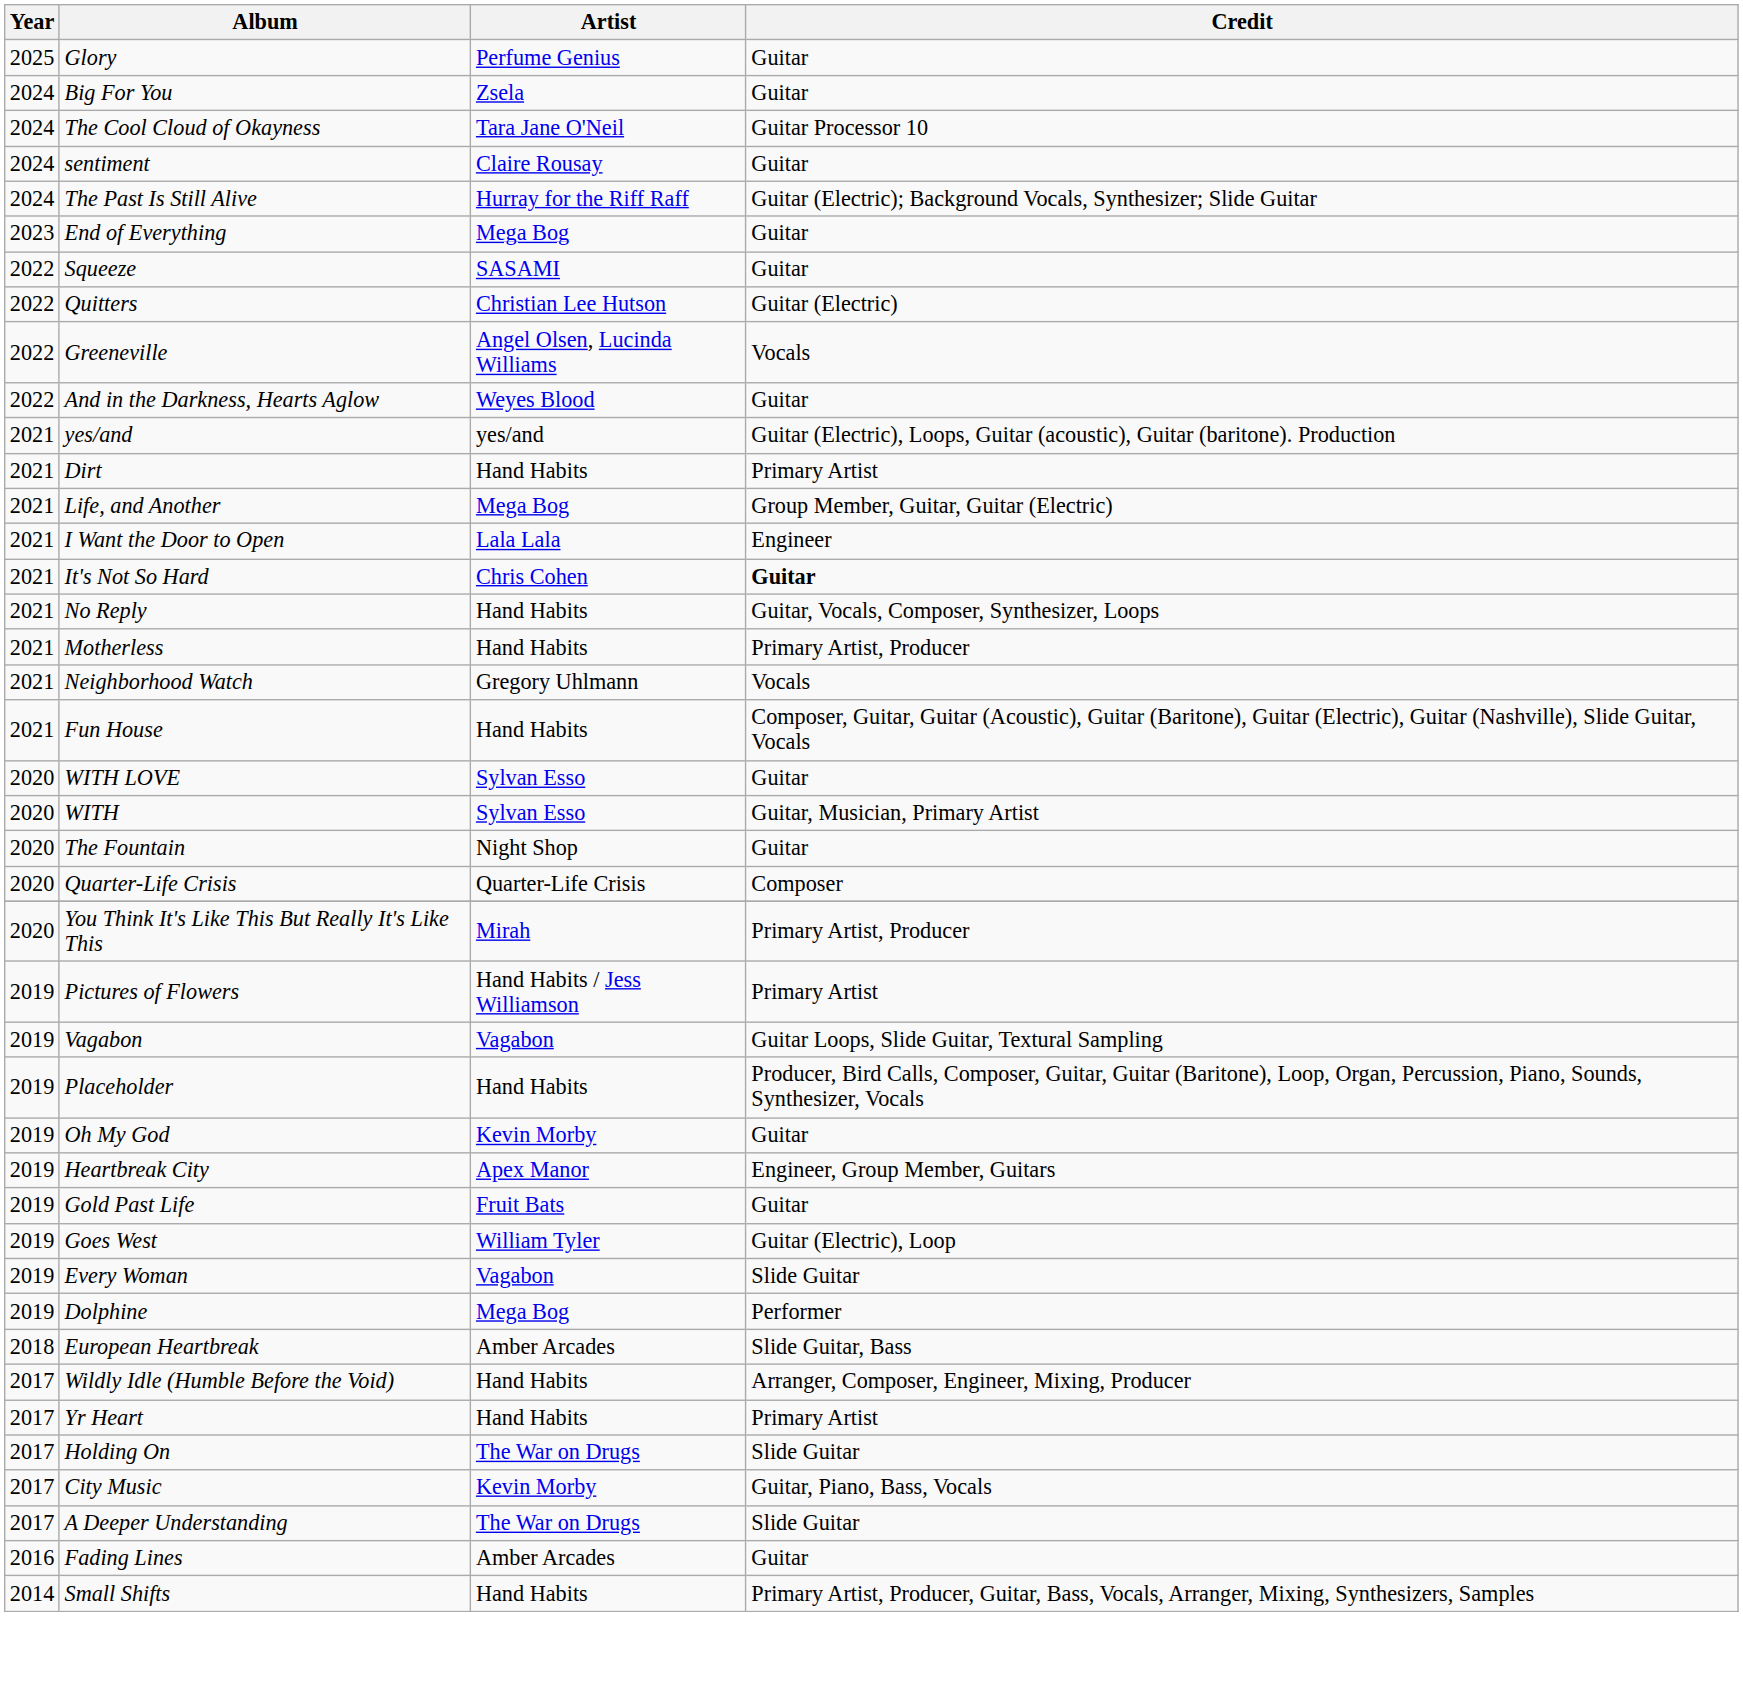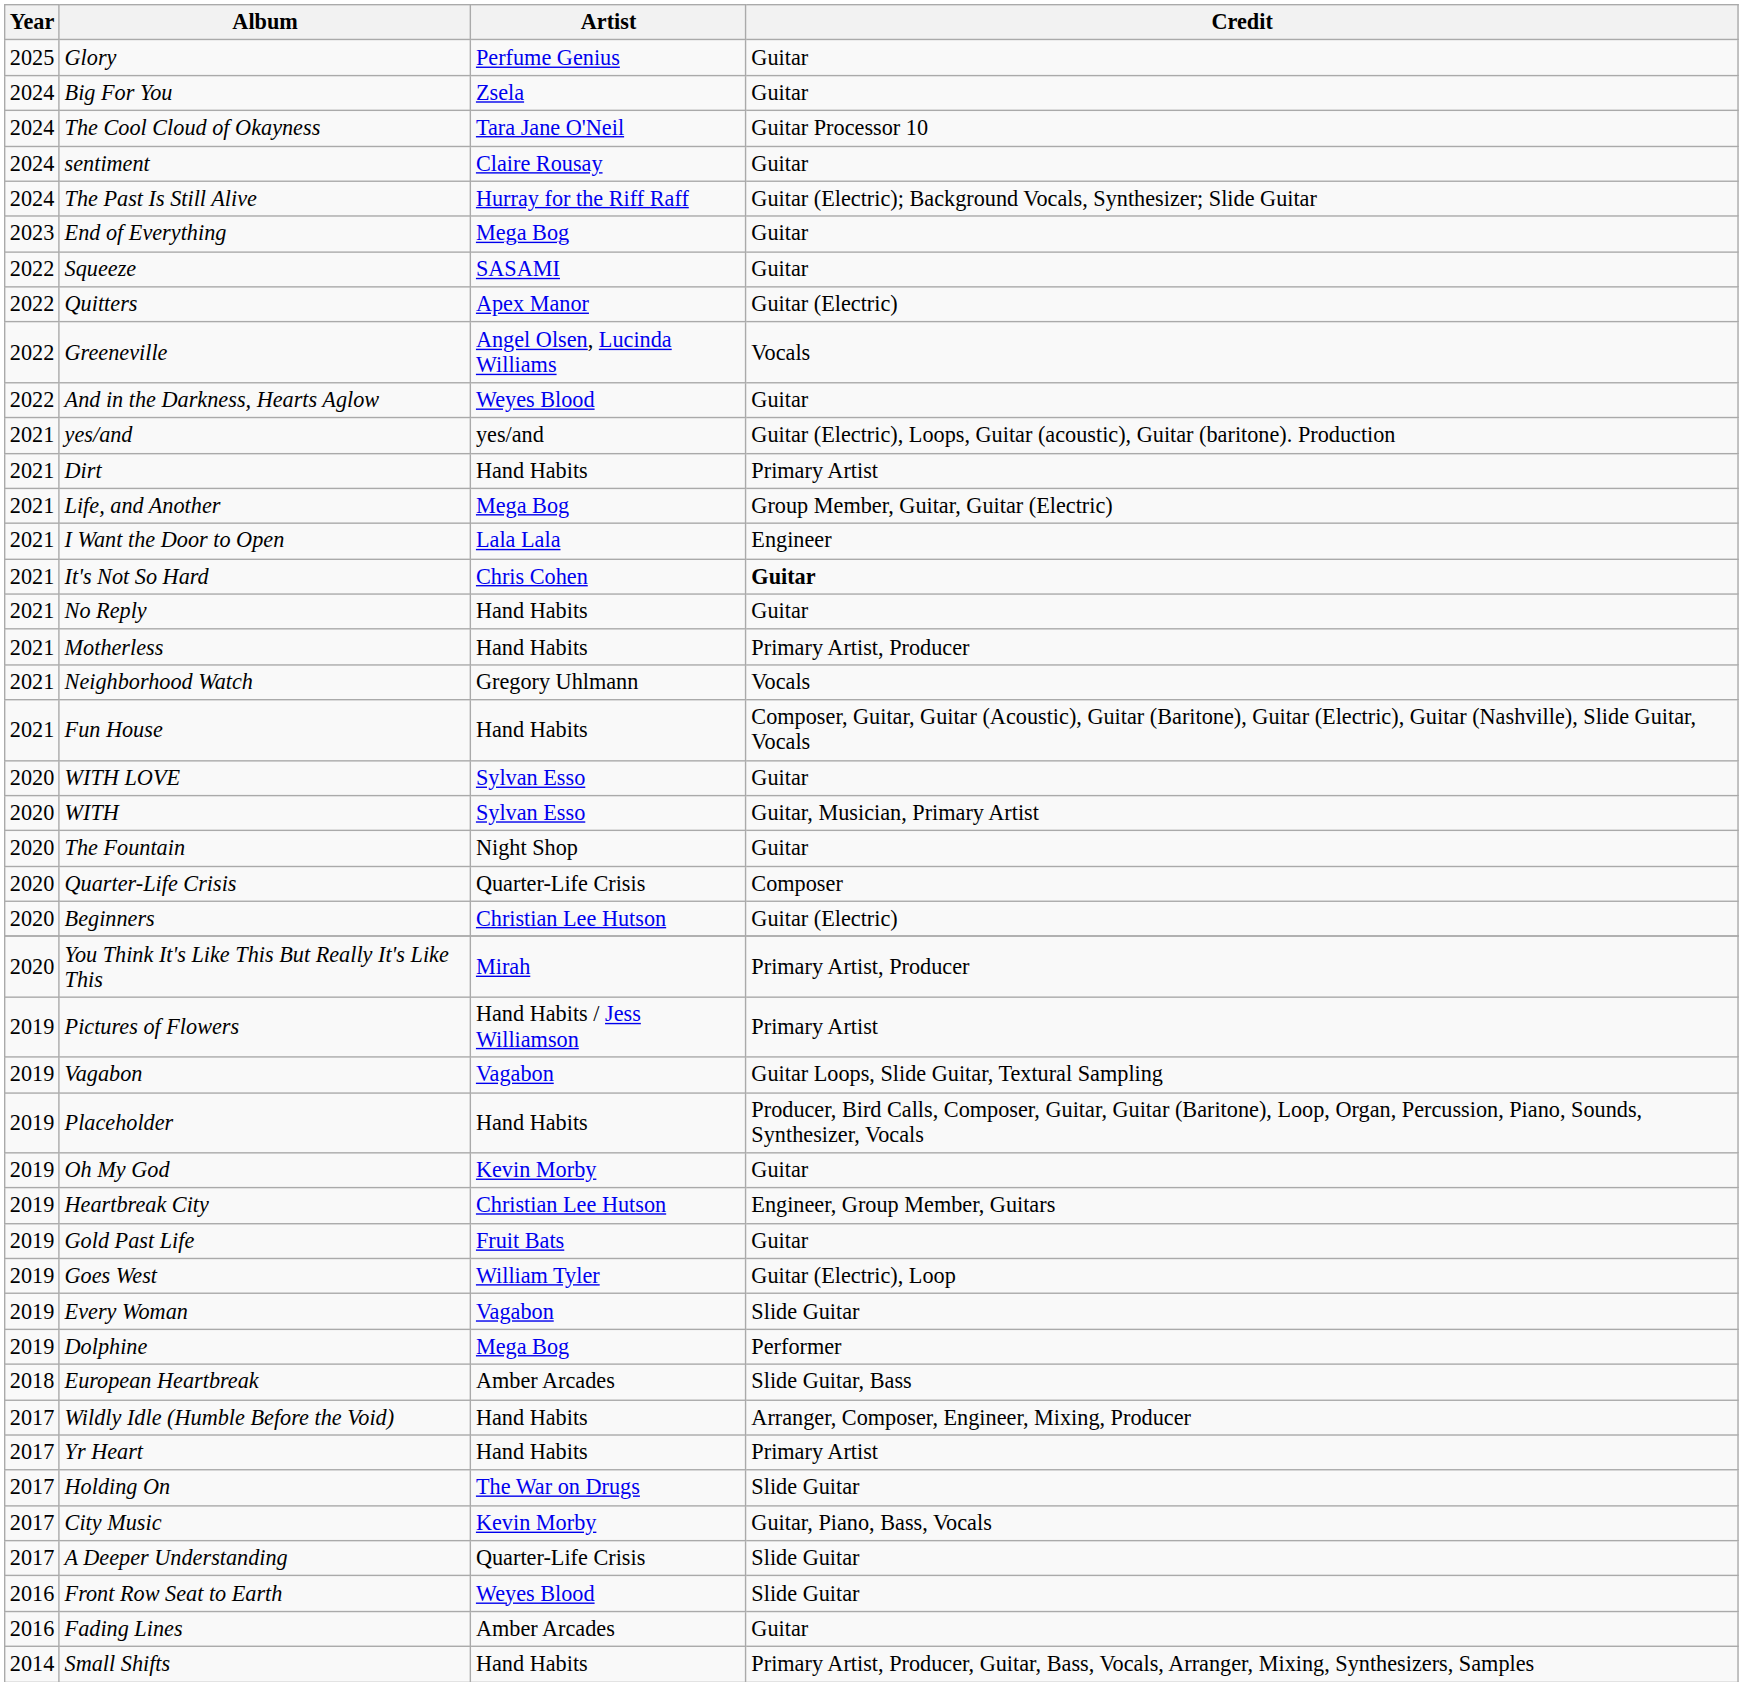(571, 304) Christian Lee Hutson -> (532, 304) Apex Manor
(955, 611) Guitar, Vocals, Composer, Synthesizer, Loops -> (780, 611) Guitar
+ row: (110, 918)
(532, 1170) Apex Manor -> (571, 1205) Christian Lee Hutson
(558, 1522) The War on Drugs -> (561, 1558) Quarter-Life Crisis
+ row: (173, 1593)
